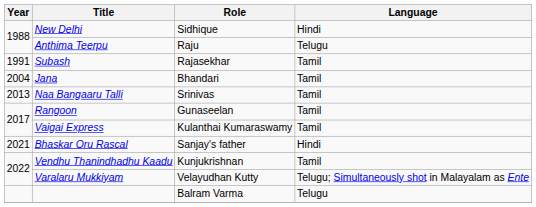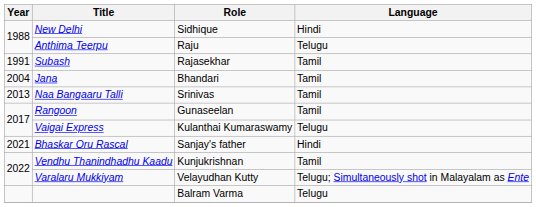(309, 128) Tamil -> (312, 128) Telugu
